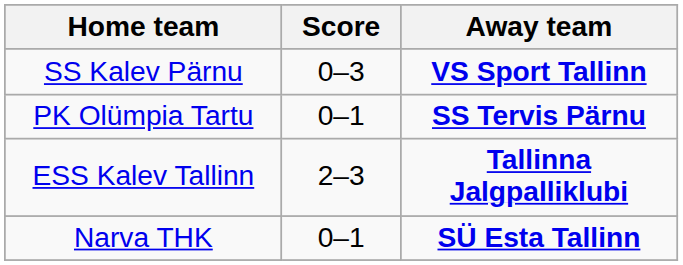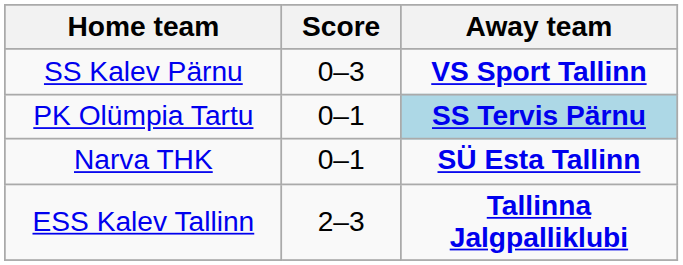(539, 116) no background -> (539, 116) lightblue background
rows swapped: (143, 176) <-> (143, 237)
